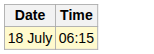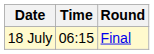+ column: (123, 15)
